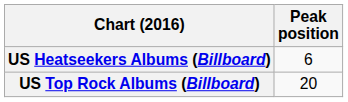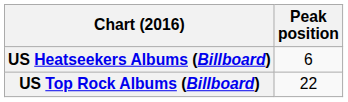(308, 84) 20 -> (308, 84) 22
